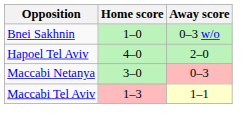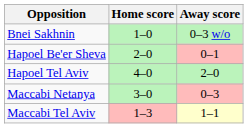+ row: (57, 53)
